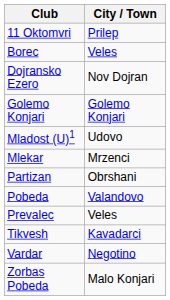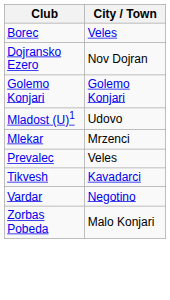- row: (39, 33)
- row: (29, 177)
- row: (28, 196)
